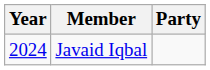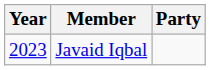(28, 49) 2024 -> (28, 49) 2023
